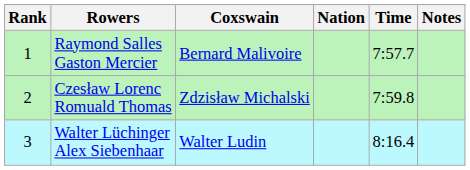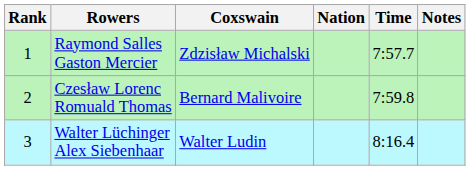(240, 52) Bernard Malivoire -> (245, 52) Zdzisław Michalski
(245, 97) Zdzisław Michalski -> (240, 97) Bernard Malivoire
